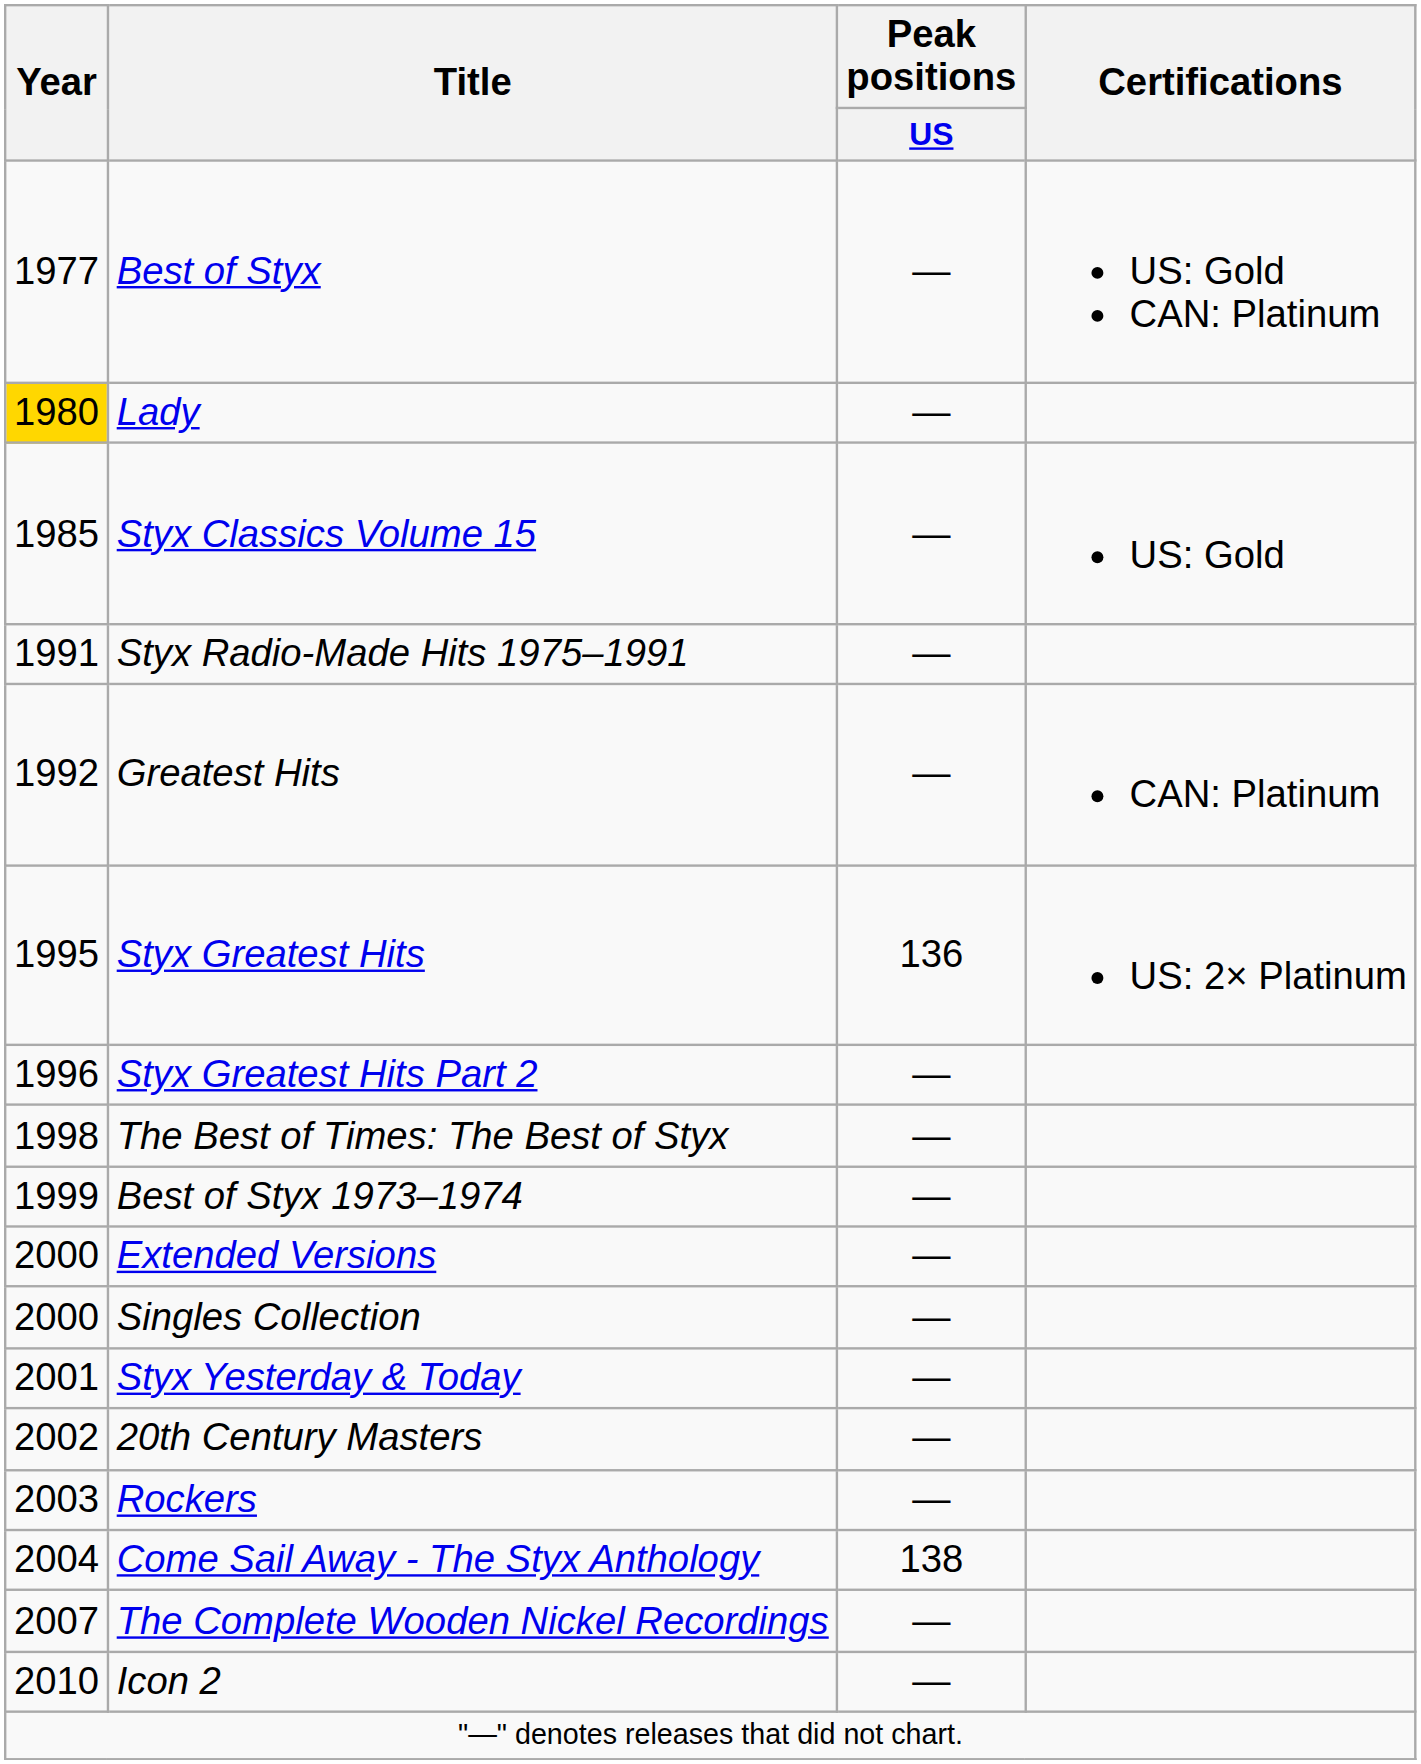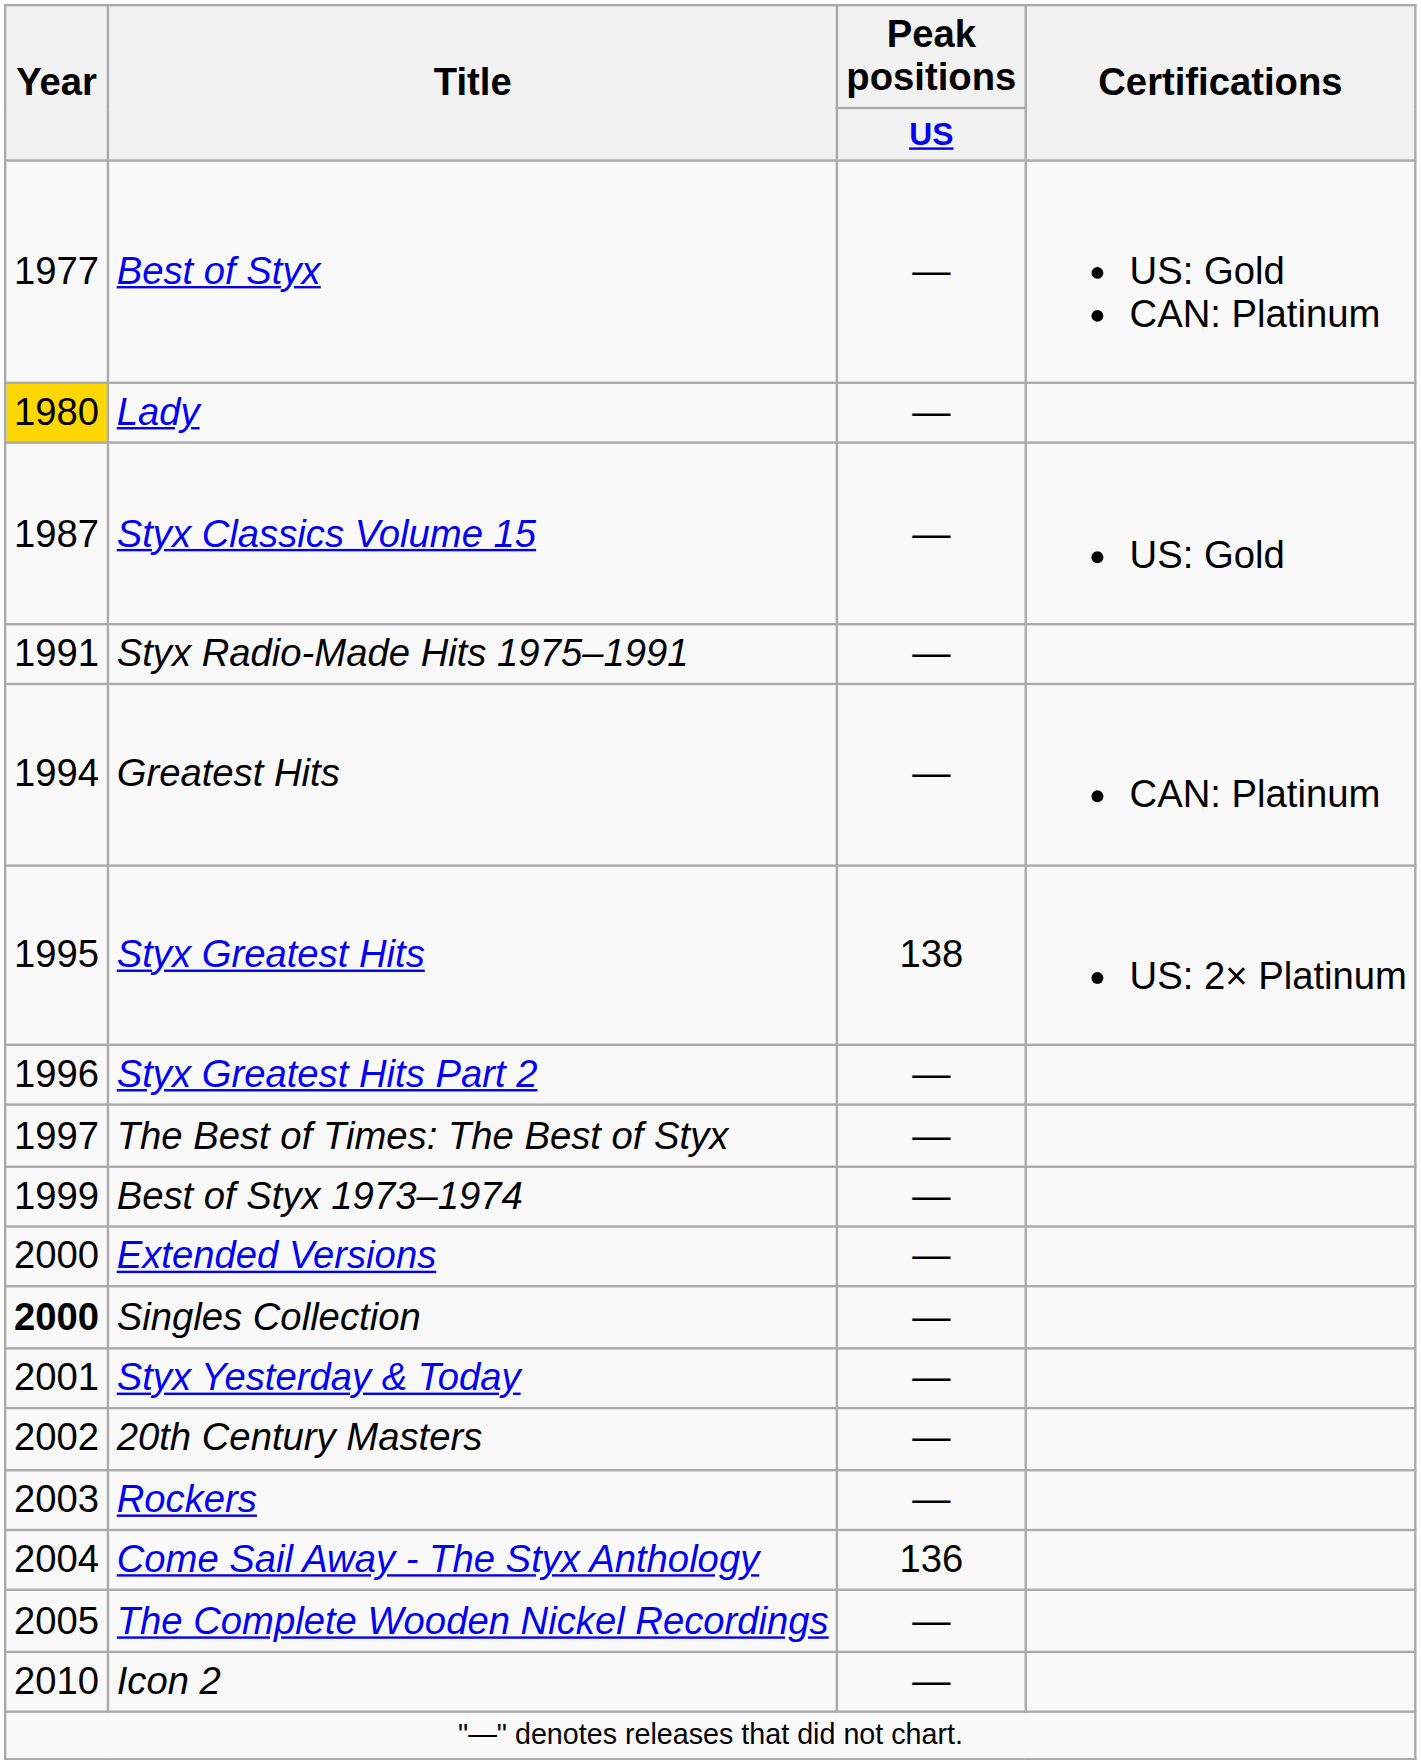(57, 532) 1985 -> (57, 532) 1987
(57, 773) 1992 -> (57, 773) 1994
(931, 953) 136 -> (931, 953) 138
(57, 1134) 1998 -> (57, 1134) 1997
(57, 1316) normal -> (57, 1316) bold
(931, 1559) 138 -> (931, 1559) 136
(57, 1620) 2007 -> (57, 1620) 2005
